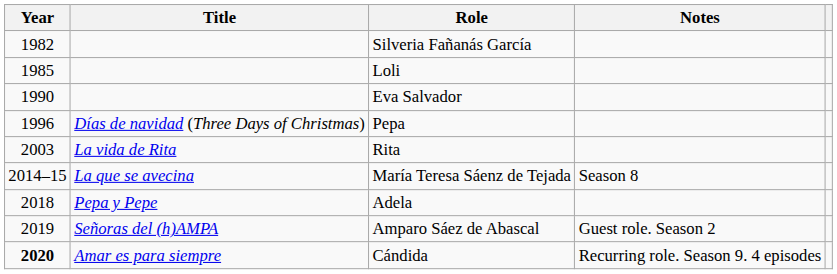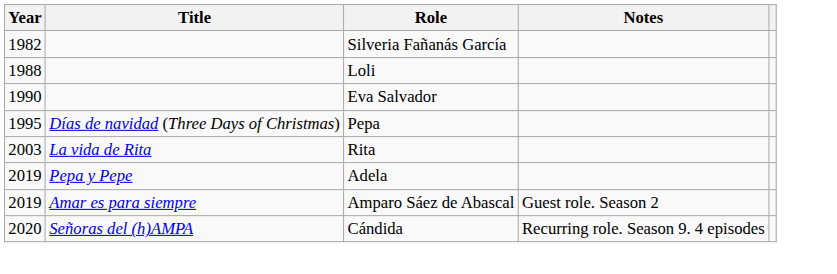(37, 70) 1985 -> (25, 70) 1988
(37, 123) 1996 -> (25, 123) 1995
- row: (472, 176)
(37, 202) 2018 -> (25, 176) 2019
(146, 228) Señoras del (h)AMPA -> (123, 202) Amar es para siempre
(37, 255) bold -> (25, 228) normal
(148, 255) Amar es para siempre -> (121, 228) Señoras del (h)AMPA
